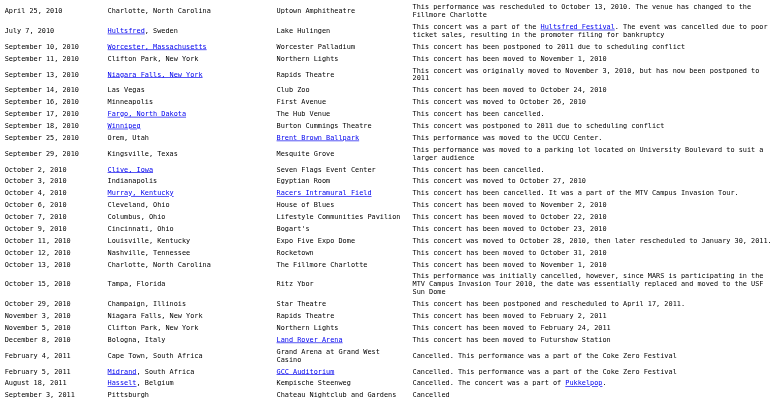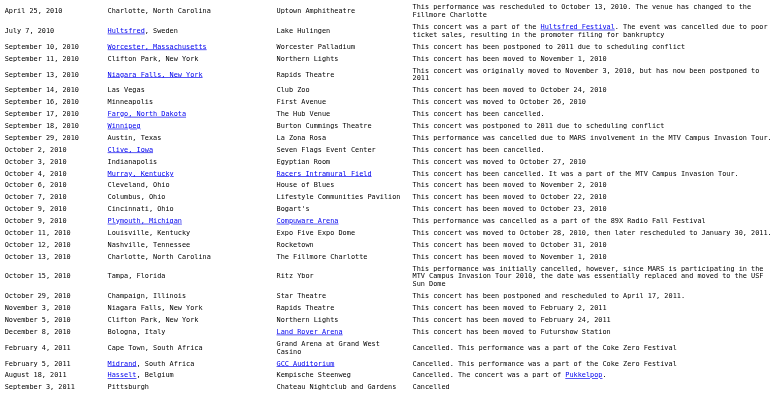- row: (42, 137)
+ row: (42, 137)
- row: (42, 153)
+ row: (36, 220)
